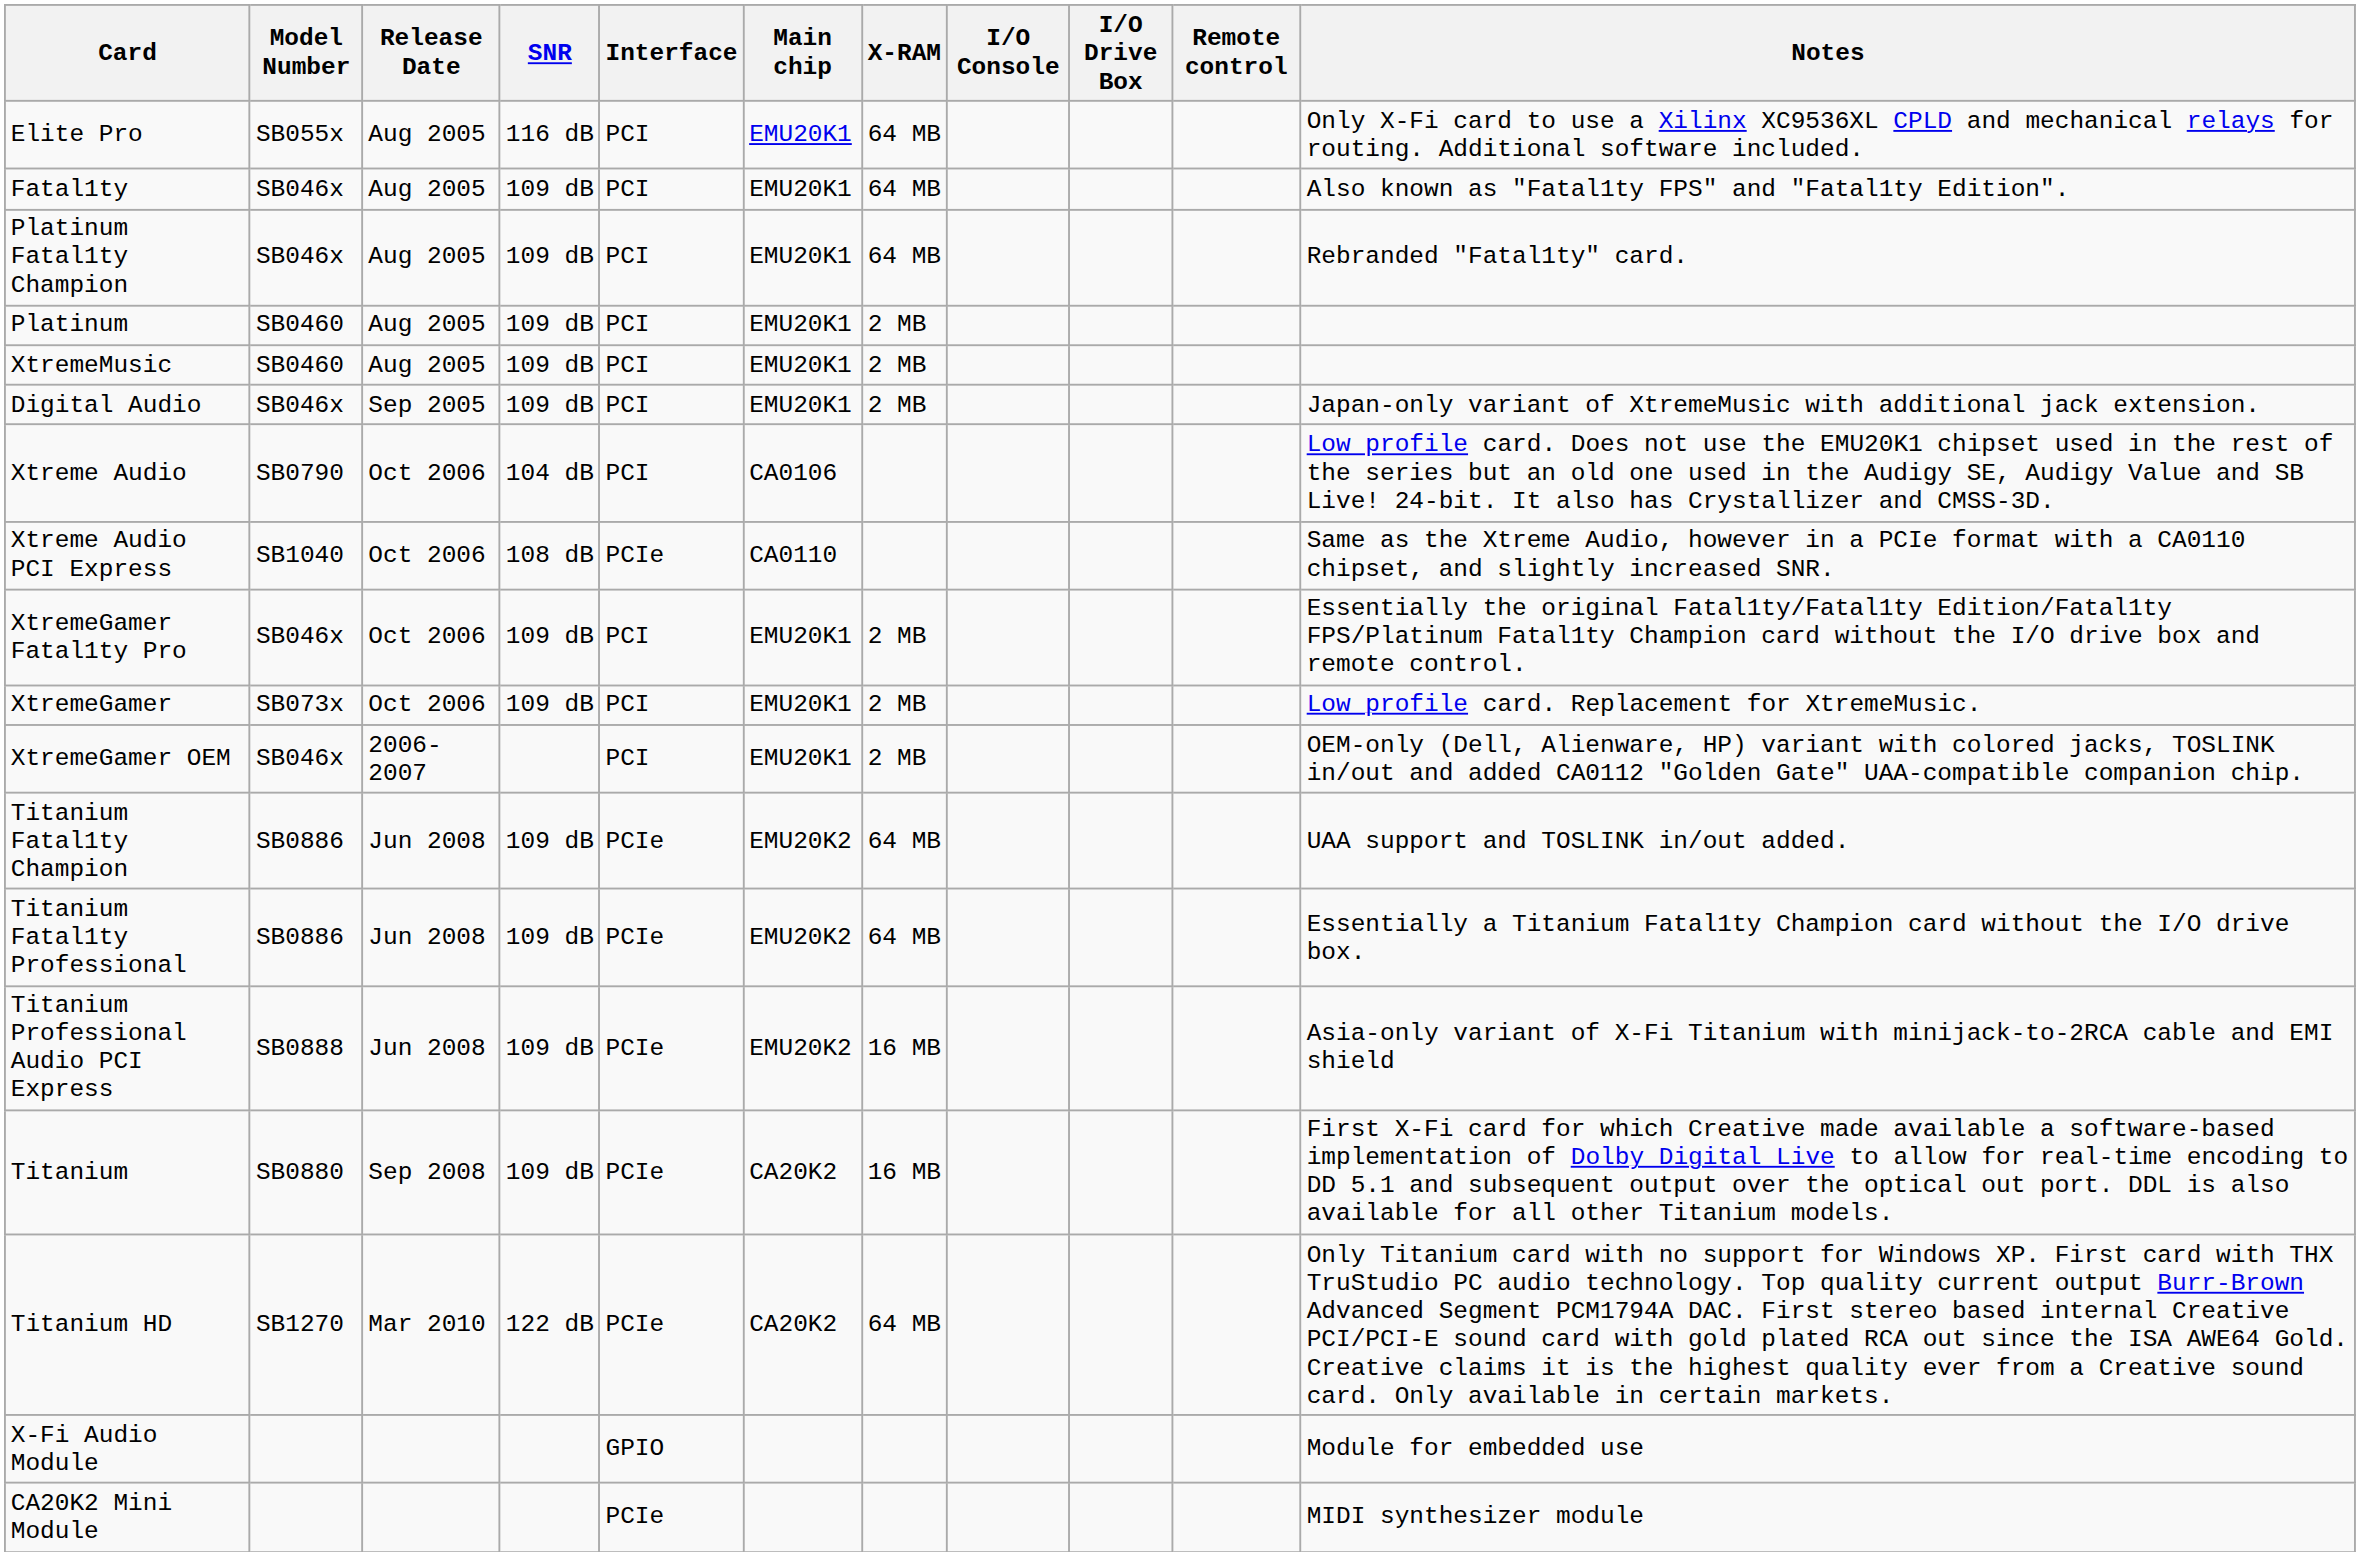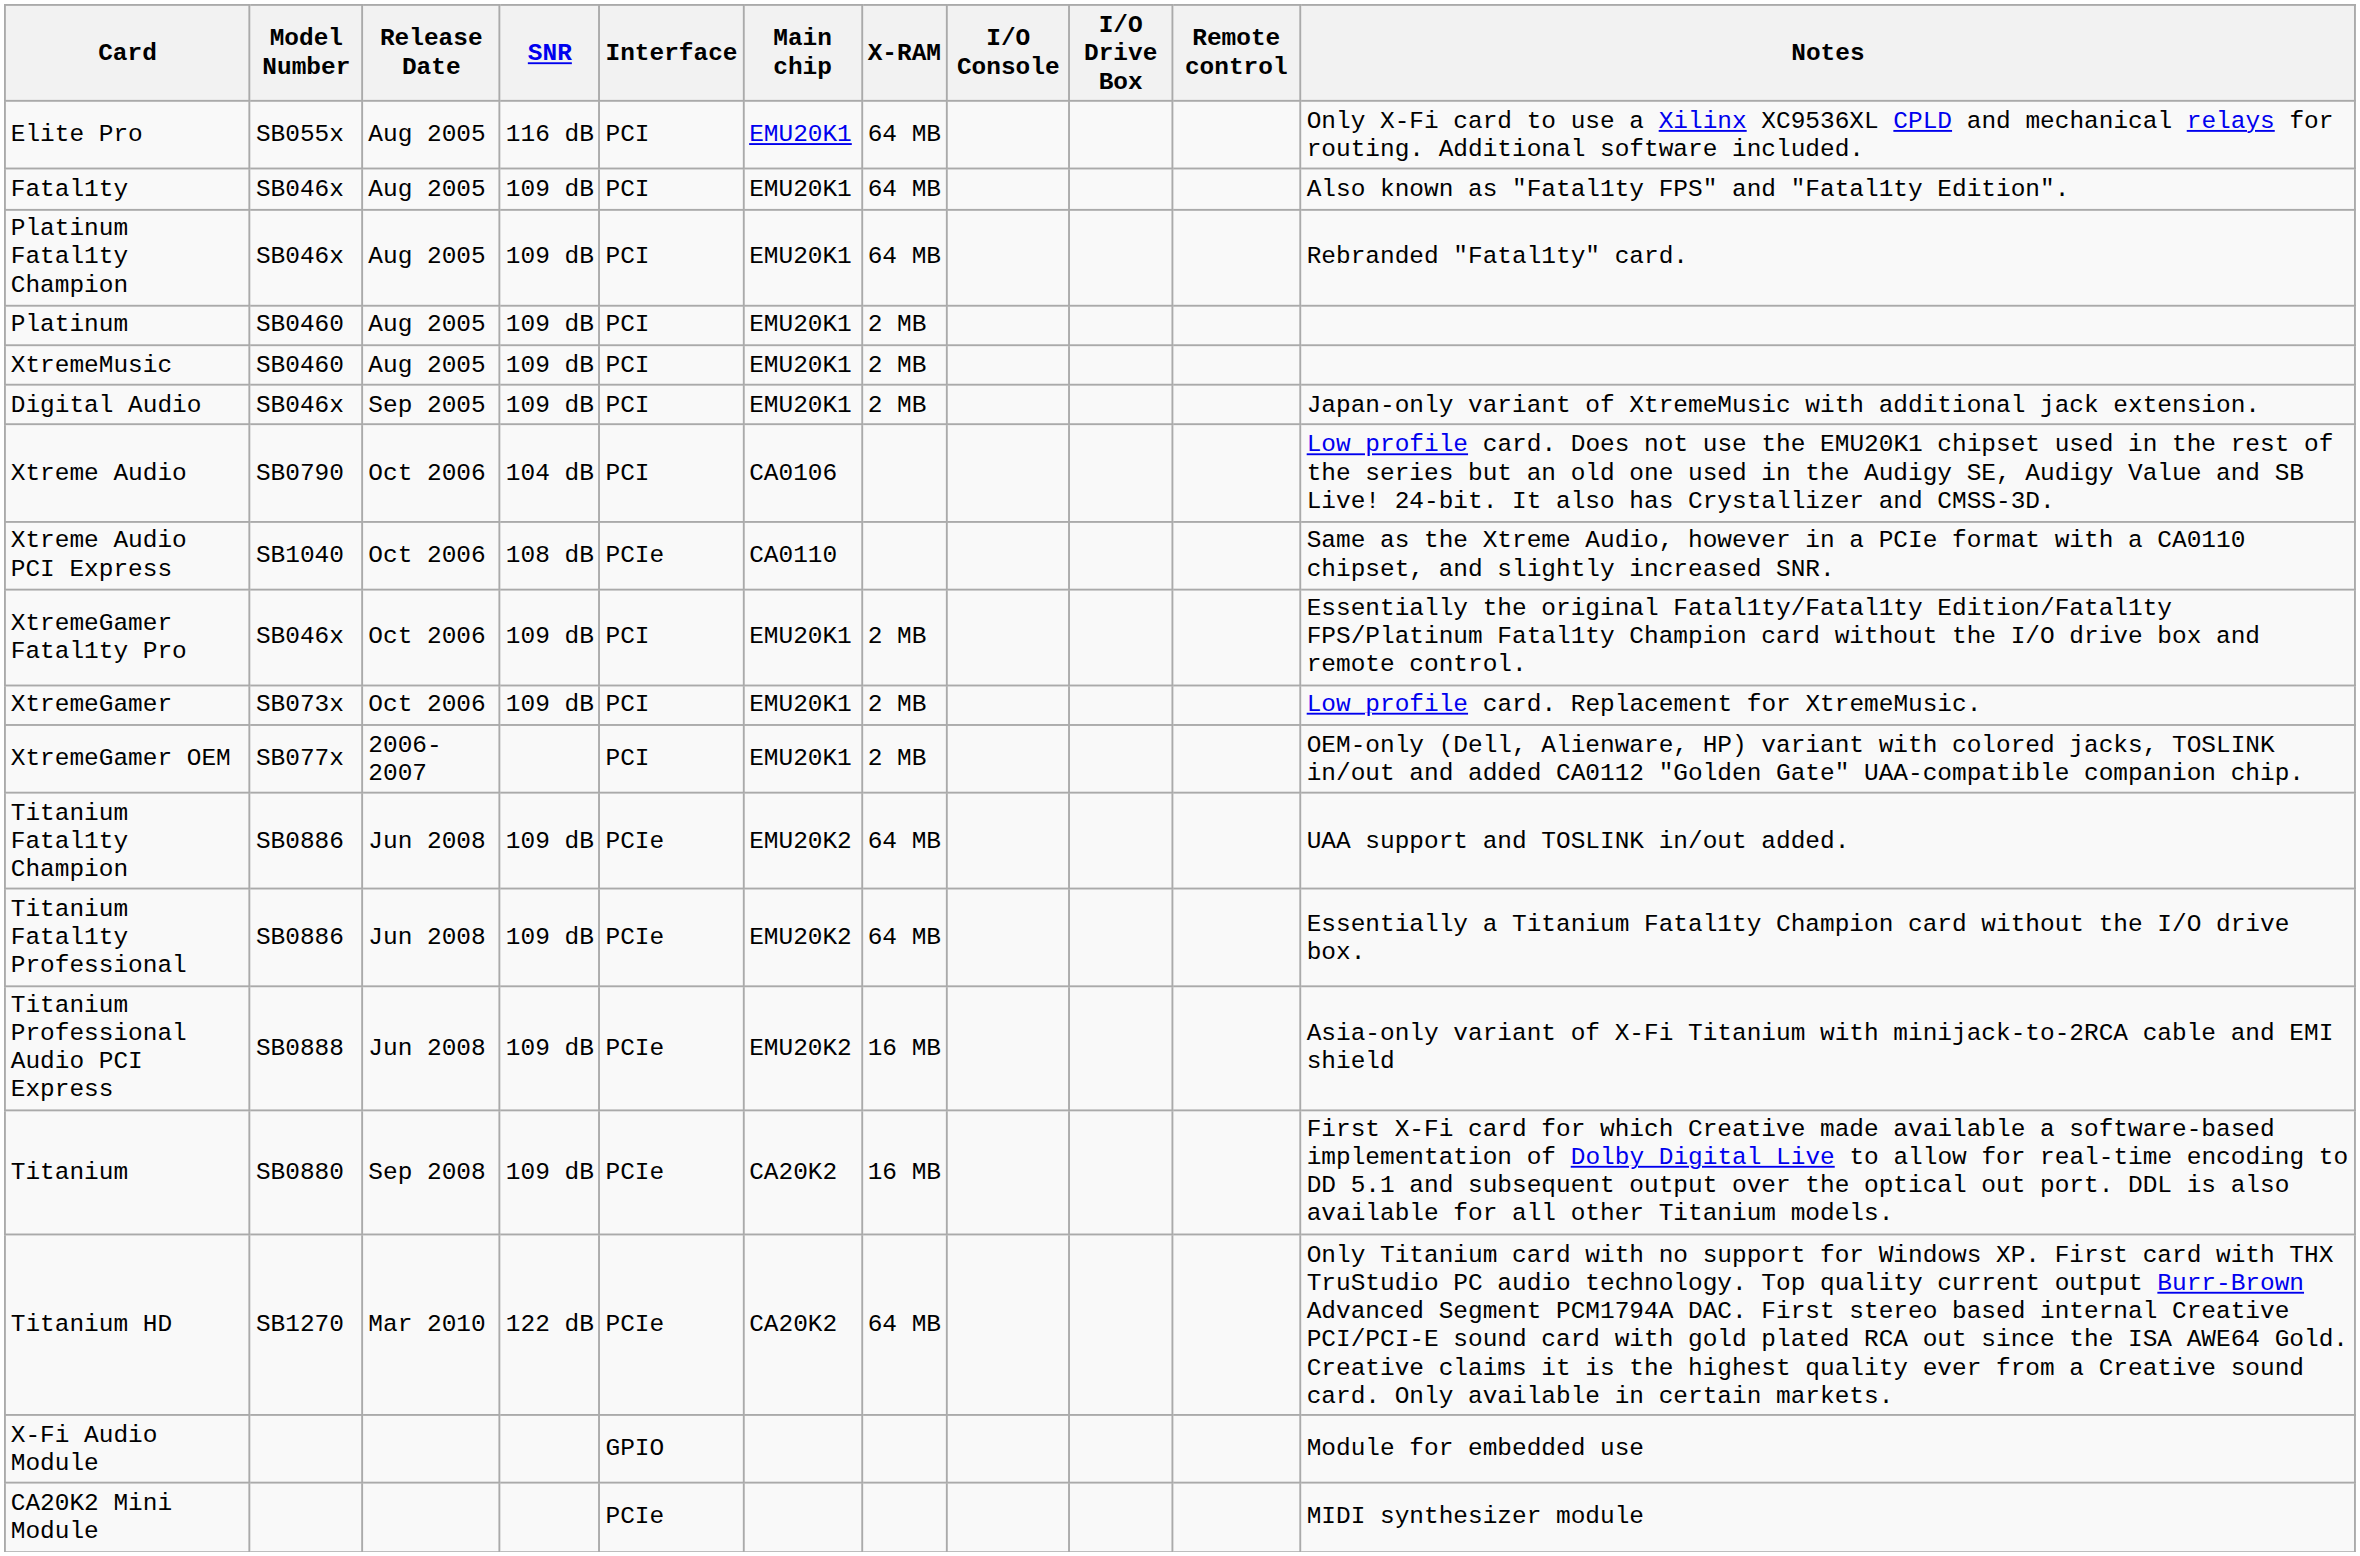(300, 759) SB046x -> (300, 759) SB077x
